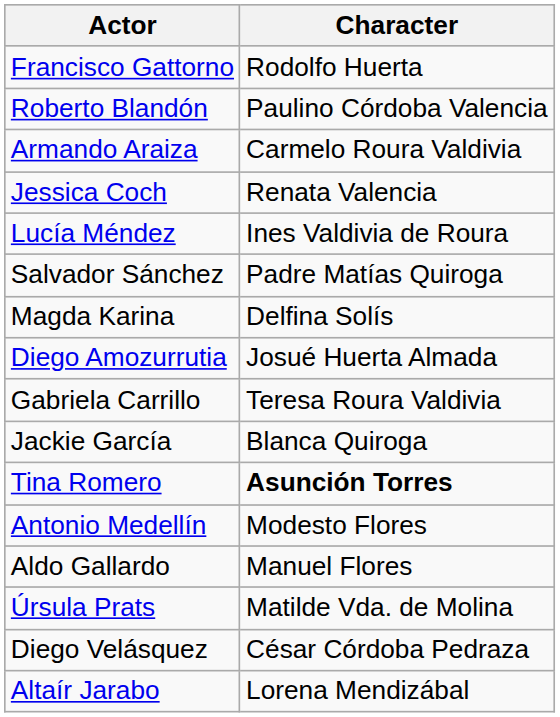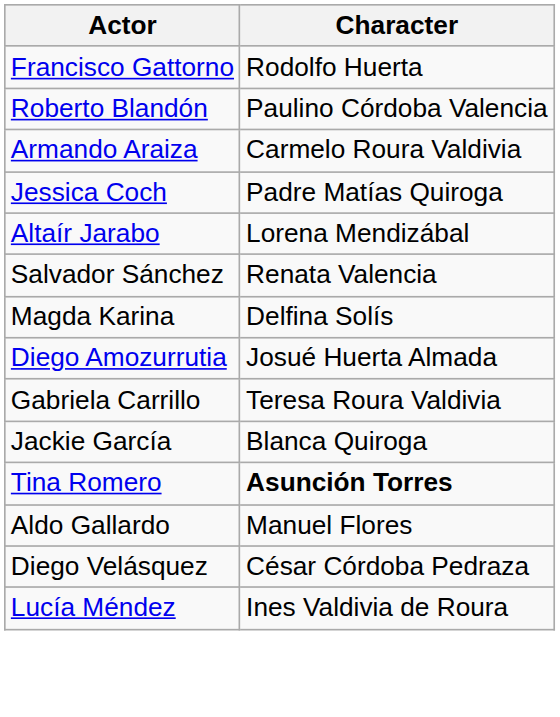(341, 191) Renata Valencia -> (374, 191) Padre Matías Quiroga
rows swapped: (85, 691) <-> (93, 233)
(374, 274) Padre Matías Quiroga -> (341, 274) Renata Valencia
- row: (109, 524)
- row: (83, 607)
